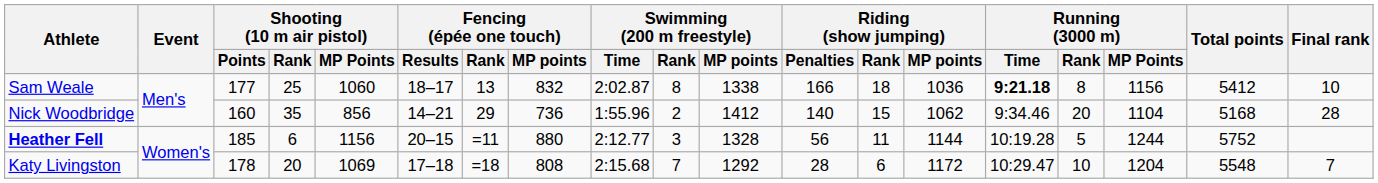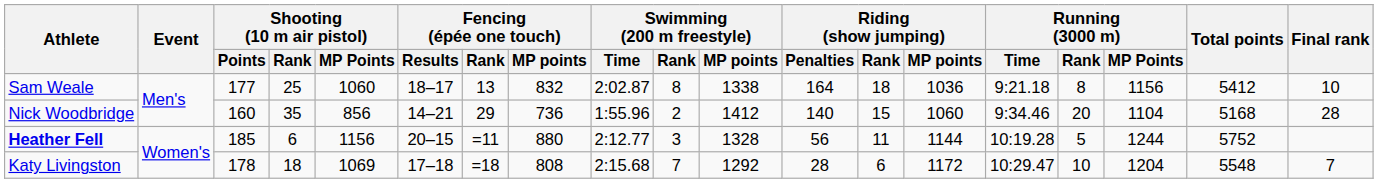(820, 87) 166 -> (820, 87) 164
(1022, 87) bold -> (1022, 87) normal
(945, 113) 1062 -> (945, 113) 1060
(292, 166) 20 -> (292, 166) 18
